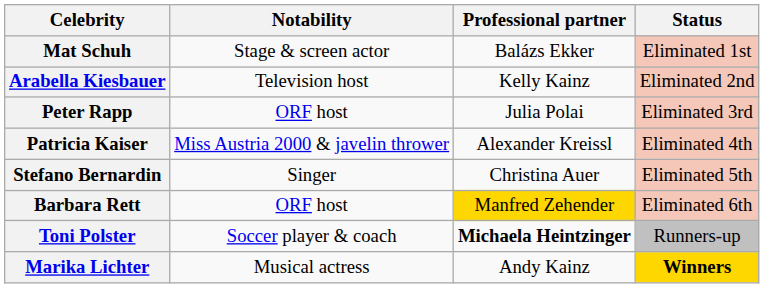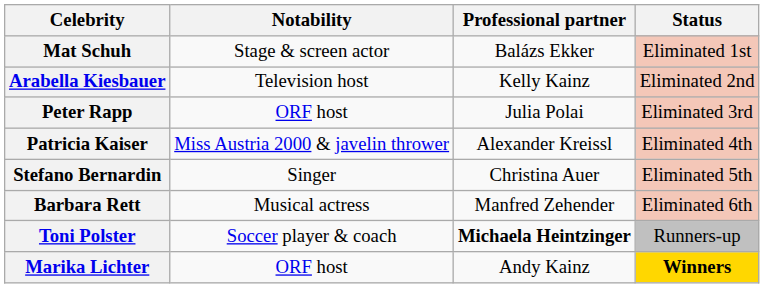(312, 205) ORF host -> (312, 205) Musical actress
(544, 205) gold background -> (544, 205) no background
(312, 267) Musical actress -> (312, 267) ORF host
